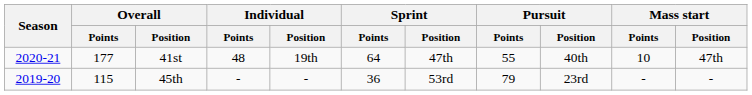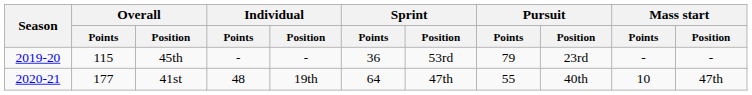rows swapped: (171, 79) <-> (171, 57)
